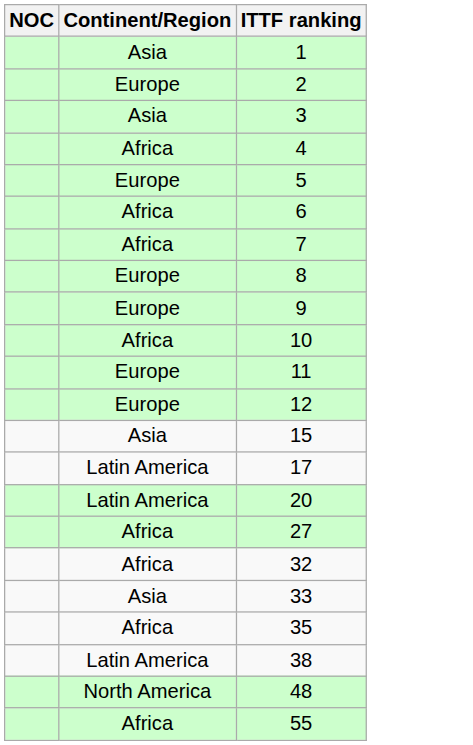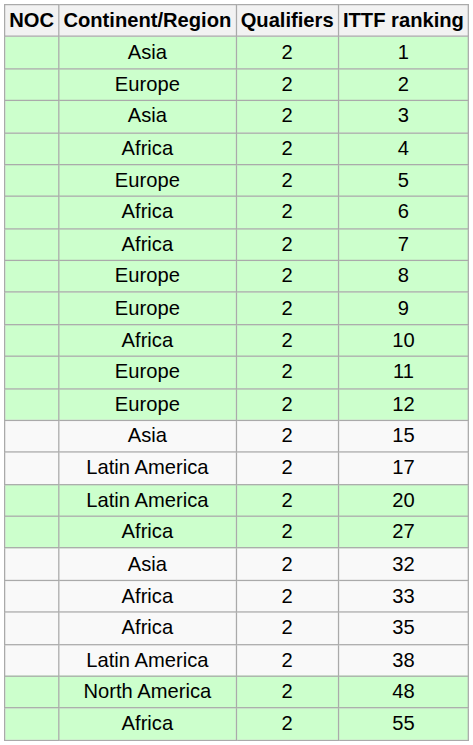+ column: (287, 20)
(147, 564) Africa -> (147, 564) Asia
(147, 595) Asia -> (147, 595) Africa
